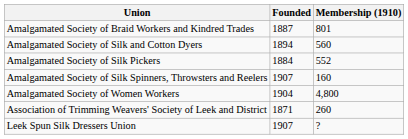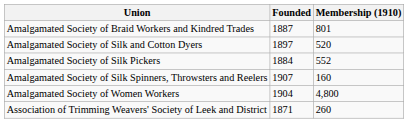(283, 45) 1894 -> (283, 45) 1897
(323, 45) 560 -> (323, 45) 520
- row: (71, 126)
